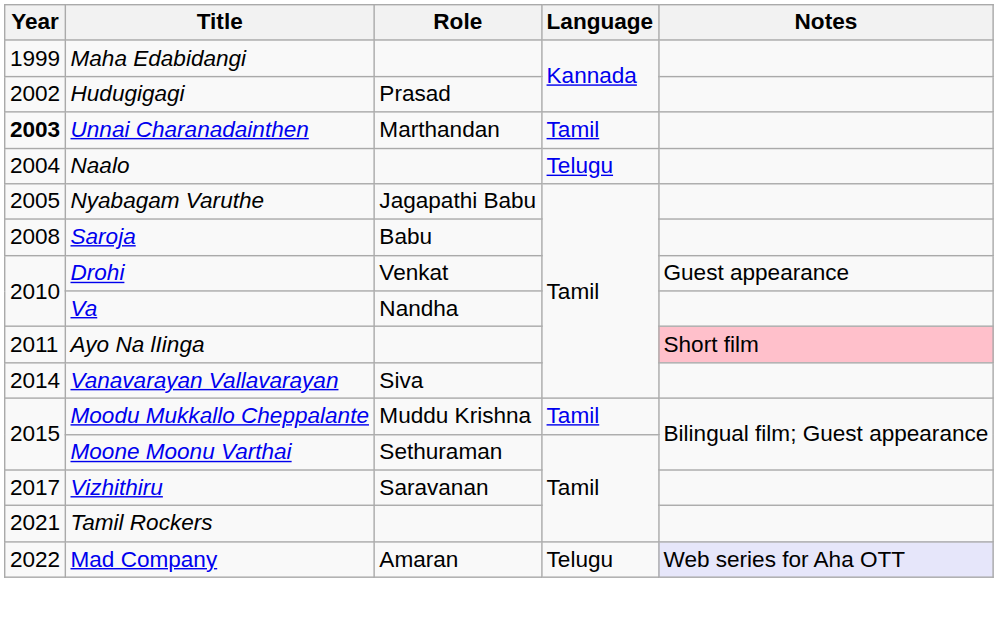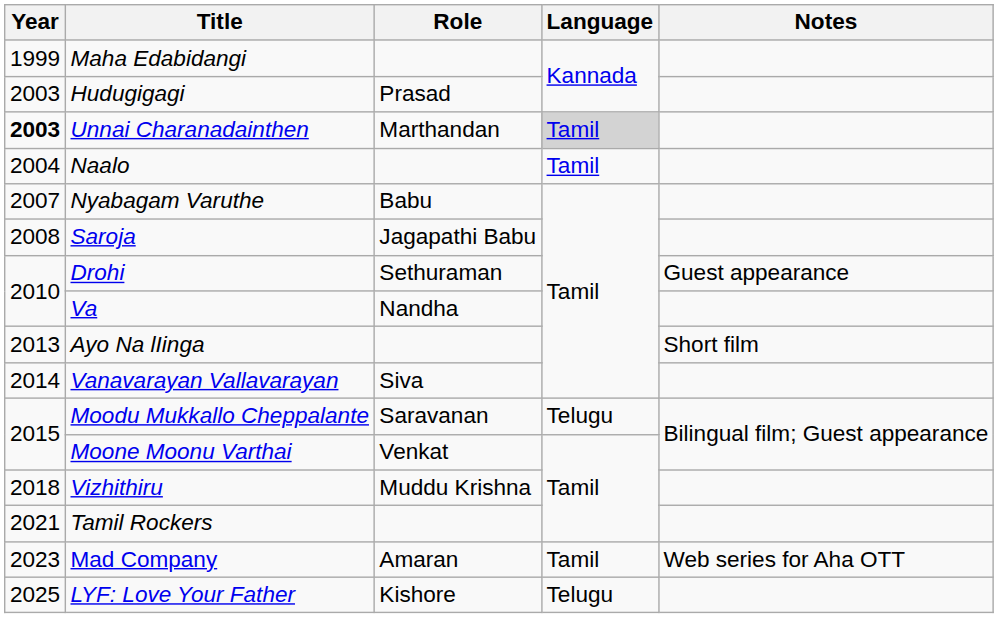(35, 93) 2002 -> (35, 93) 2003
(573, 129) no background -> (573, 129) lightgrey background
(580, 165) Telugu -> (573, 165) Tamil
(35, 201) 2005 -> (35, 201) 2007
(458, 201) Jagapathi Babu -> (406, 201) Babu
(406, 237) Babu -> (458, 237) Jagapathi Babu
(414, 272) Venkat -> (441, 272) Sethuraman
(34, 344) 2011 -> (35, 344) 2013
(711, 344) pink background -> (711, 344) no background
(455, 415) Muddu Krishna -> (434, 415) Saravanan
(573, 415) Tamil -> (580, 415) Telugu
(441, 451) Sethuraman -> (414, 451) Venkat
(35, 487) 2017 -> (35, 487) 2018
(434, 487) Saravanan -> (455, 487) Muddu Krishna
(35, 559) 2022 -> (35, 559) 2023
(580, 559) Telugu -> (573, 559) Tamil
(784, 559) lavender background -> (784, 559) no background
+ row: (183, 594)
